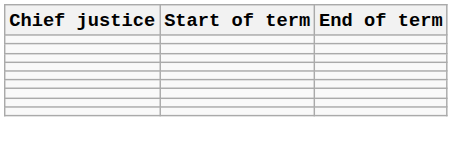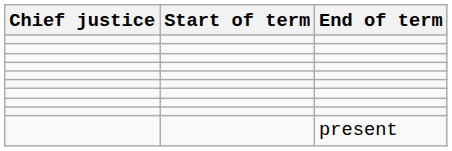+ row: (82, 131)
